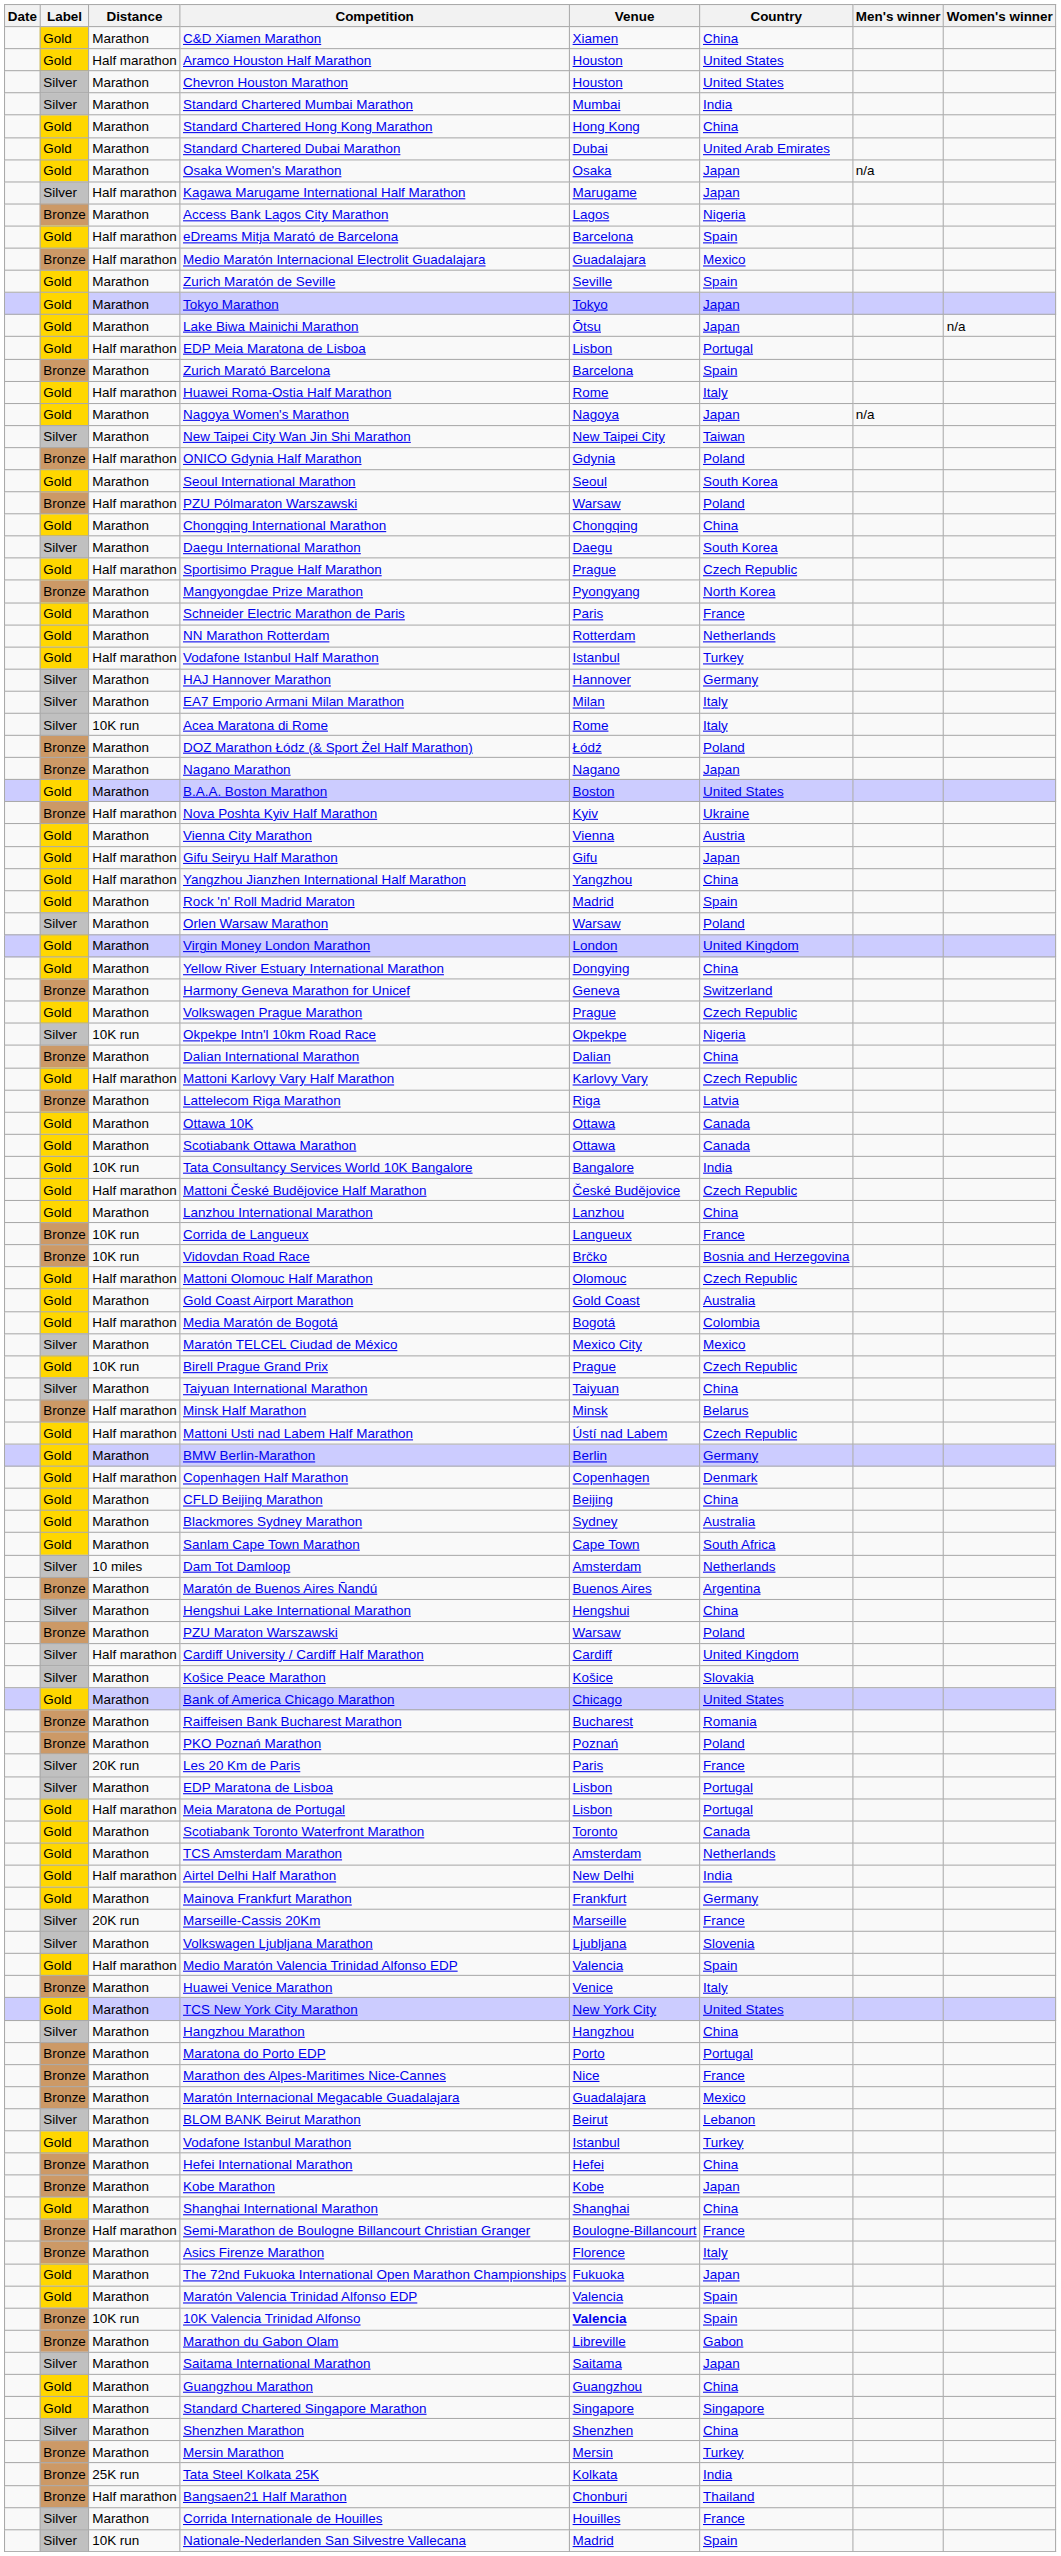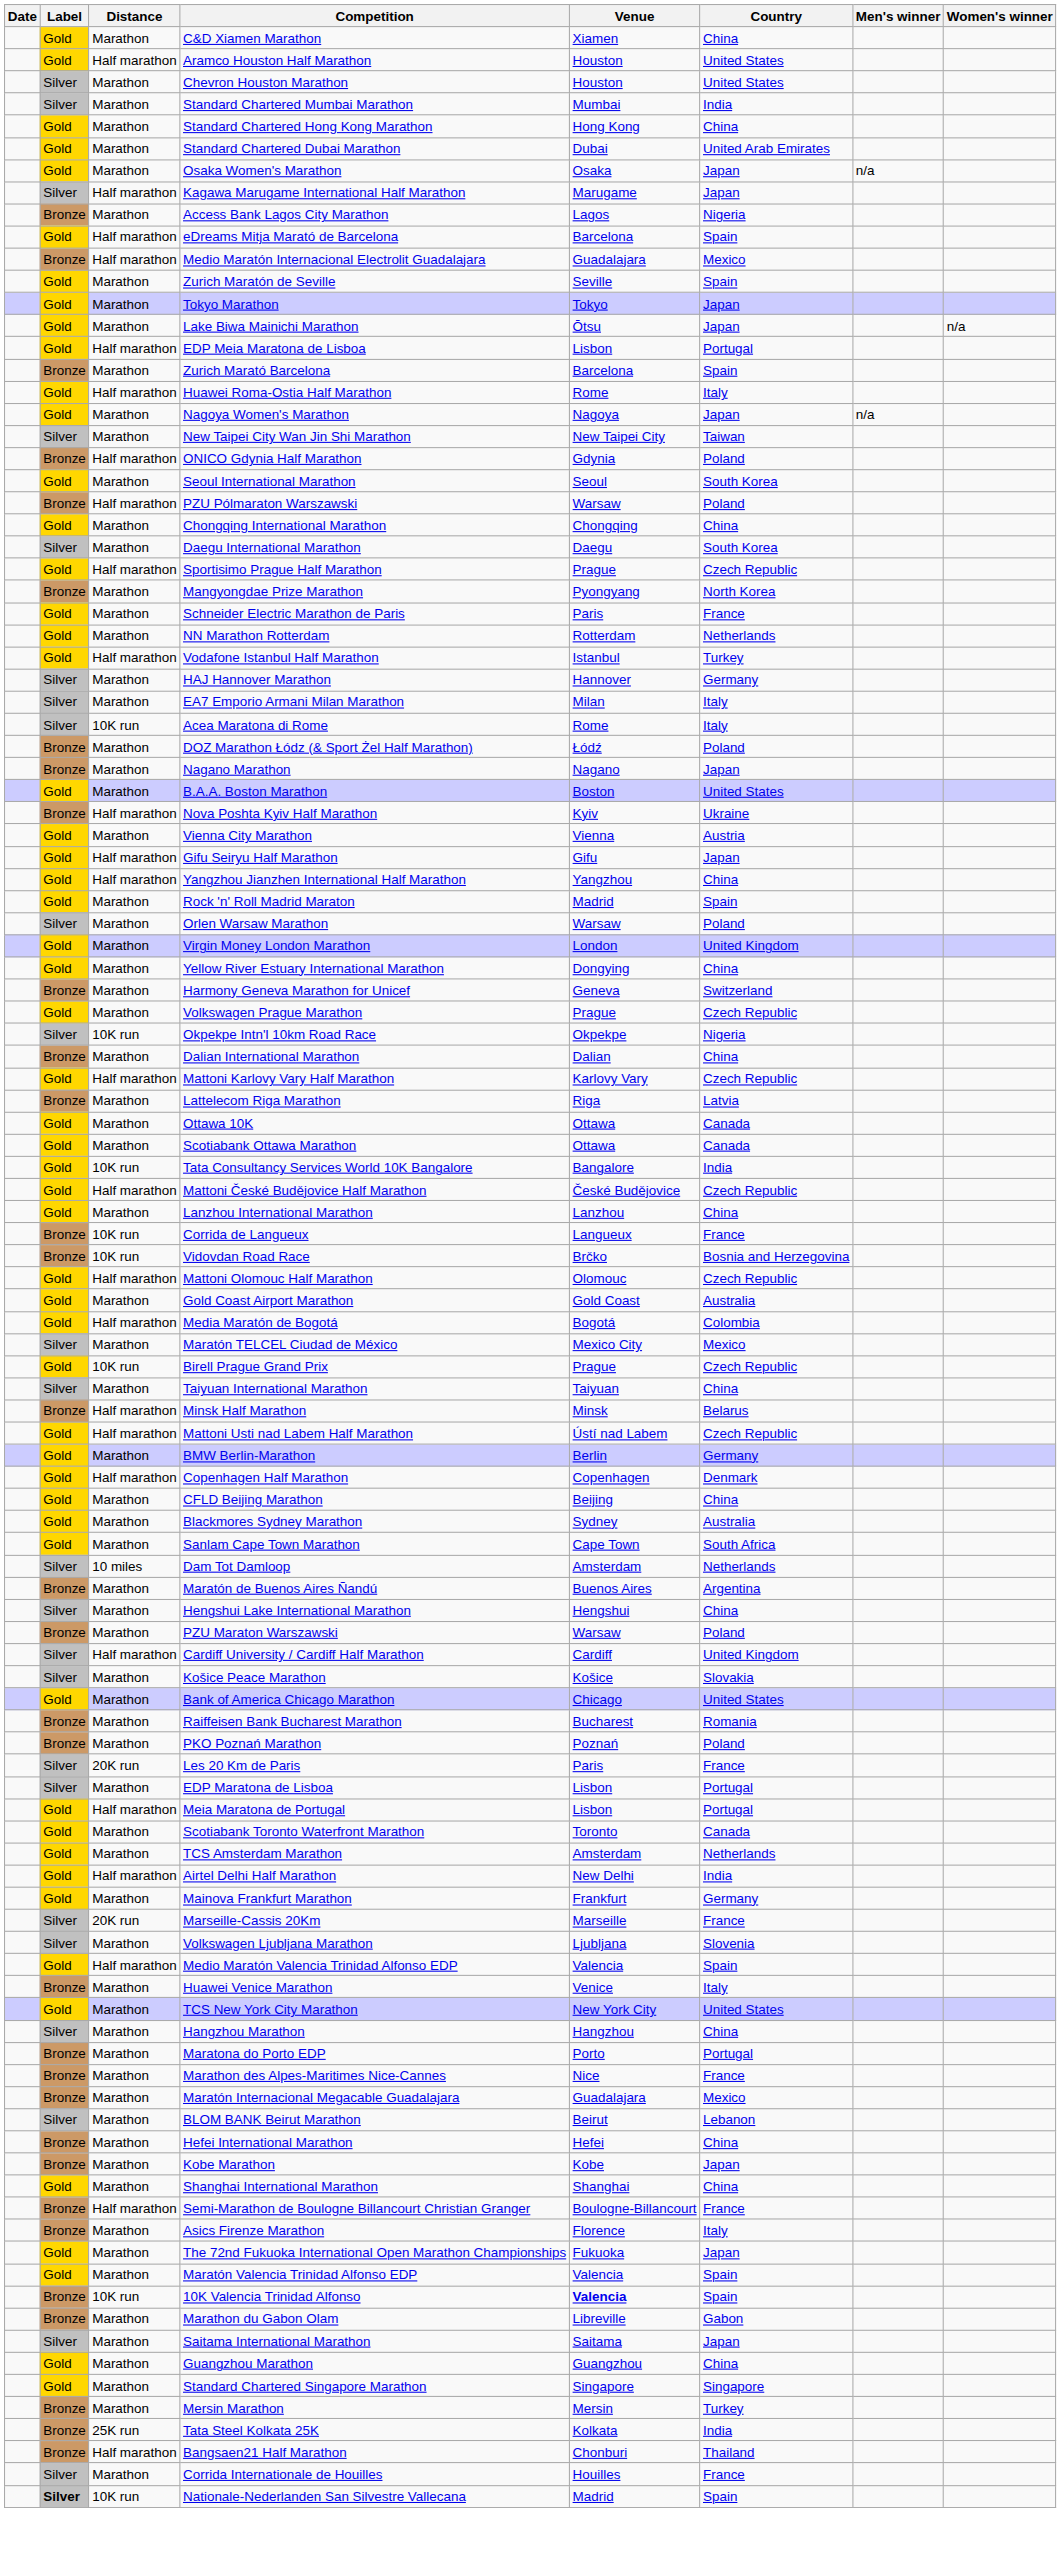- row: (267, 2142)
- row: (244, 2430)
(60, 2540) normal -> (62, 2496) bold
